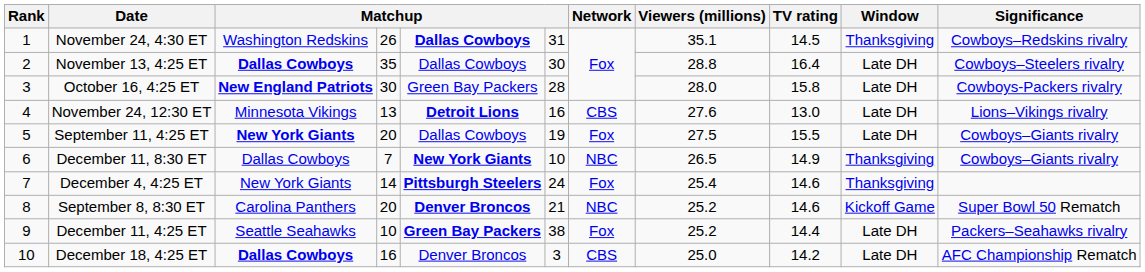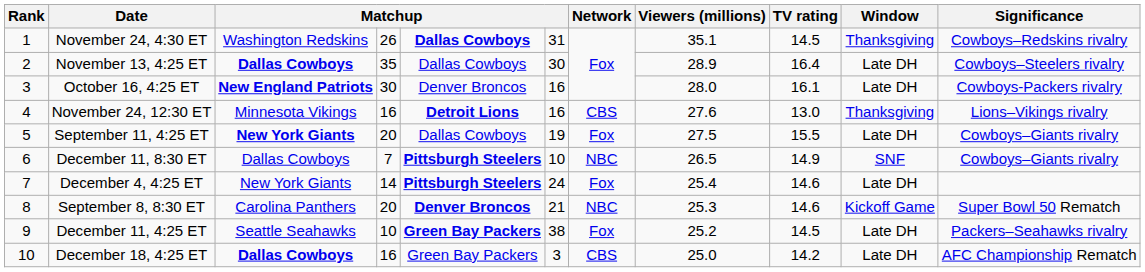(702, 64) 28.8 -> (702, 64) 28.9
(472, 87) Green Bay Packers -> (472, 87) Denver Broncos
(557, 87) 28 -> (557, 87) 16
(805, 87) 15.8 -> (805, 87) 16.1
(388, 111) 13 -> (388, 111) 16
(890, 111) Late DH -> (890, 111) Thanksgiving
(472, 159) New York Giants -> (472, 159) Pittsburgh Steelers
(890, 159) Thanksgiving -> (890, 159) SNF
(890, 183) Thanksgiving -> (890, 183) Late DH
(702, 207) 25.2 -> (702, 207) 25.3
(805, 231) 14.4 -> (805, 231) 14.5
(472, 254) Denver Broncos -> (472, 254) Green Bay Packers
